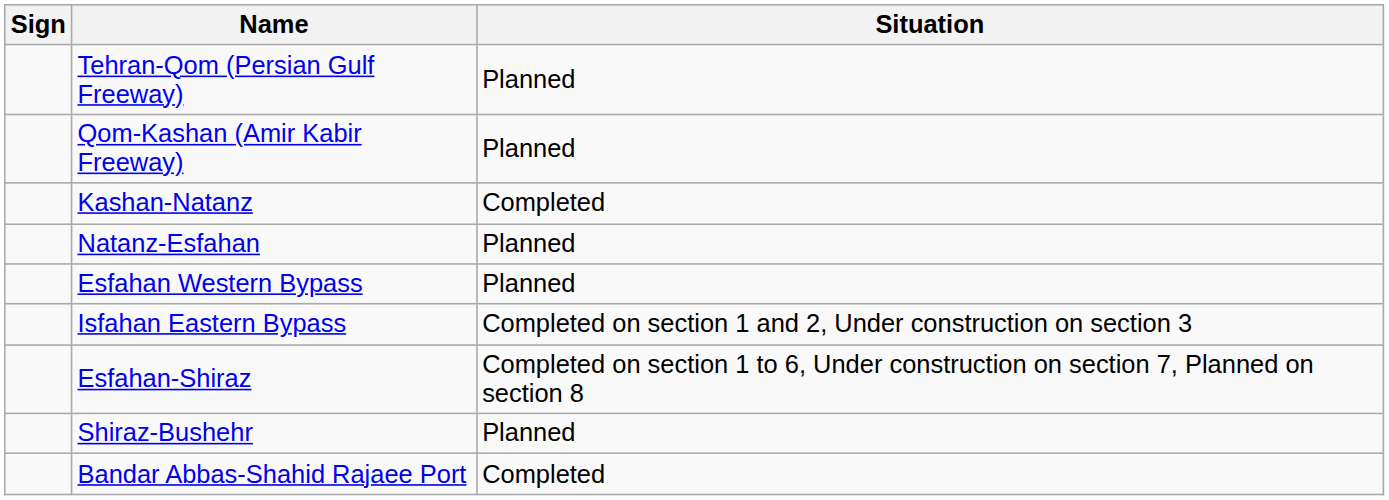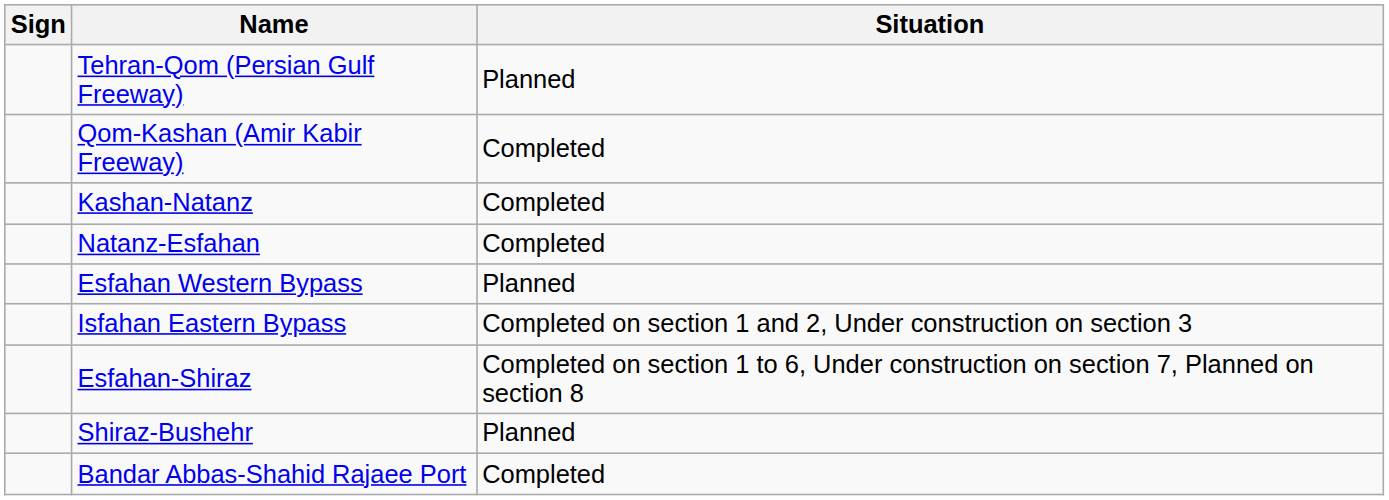(529, 148) Planned -> (544, 148) Completed
(529, 243) Planned -> (544, 243) Completed
